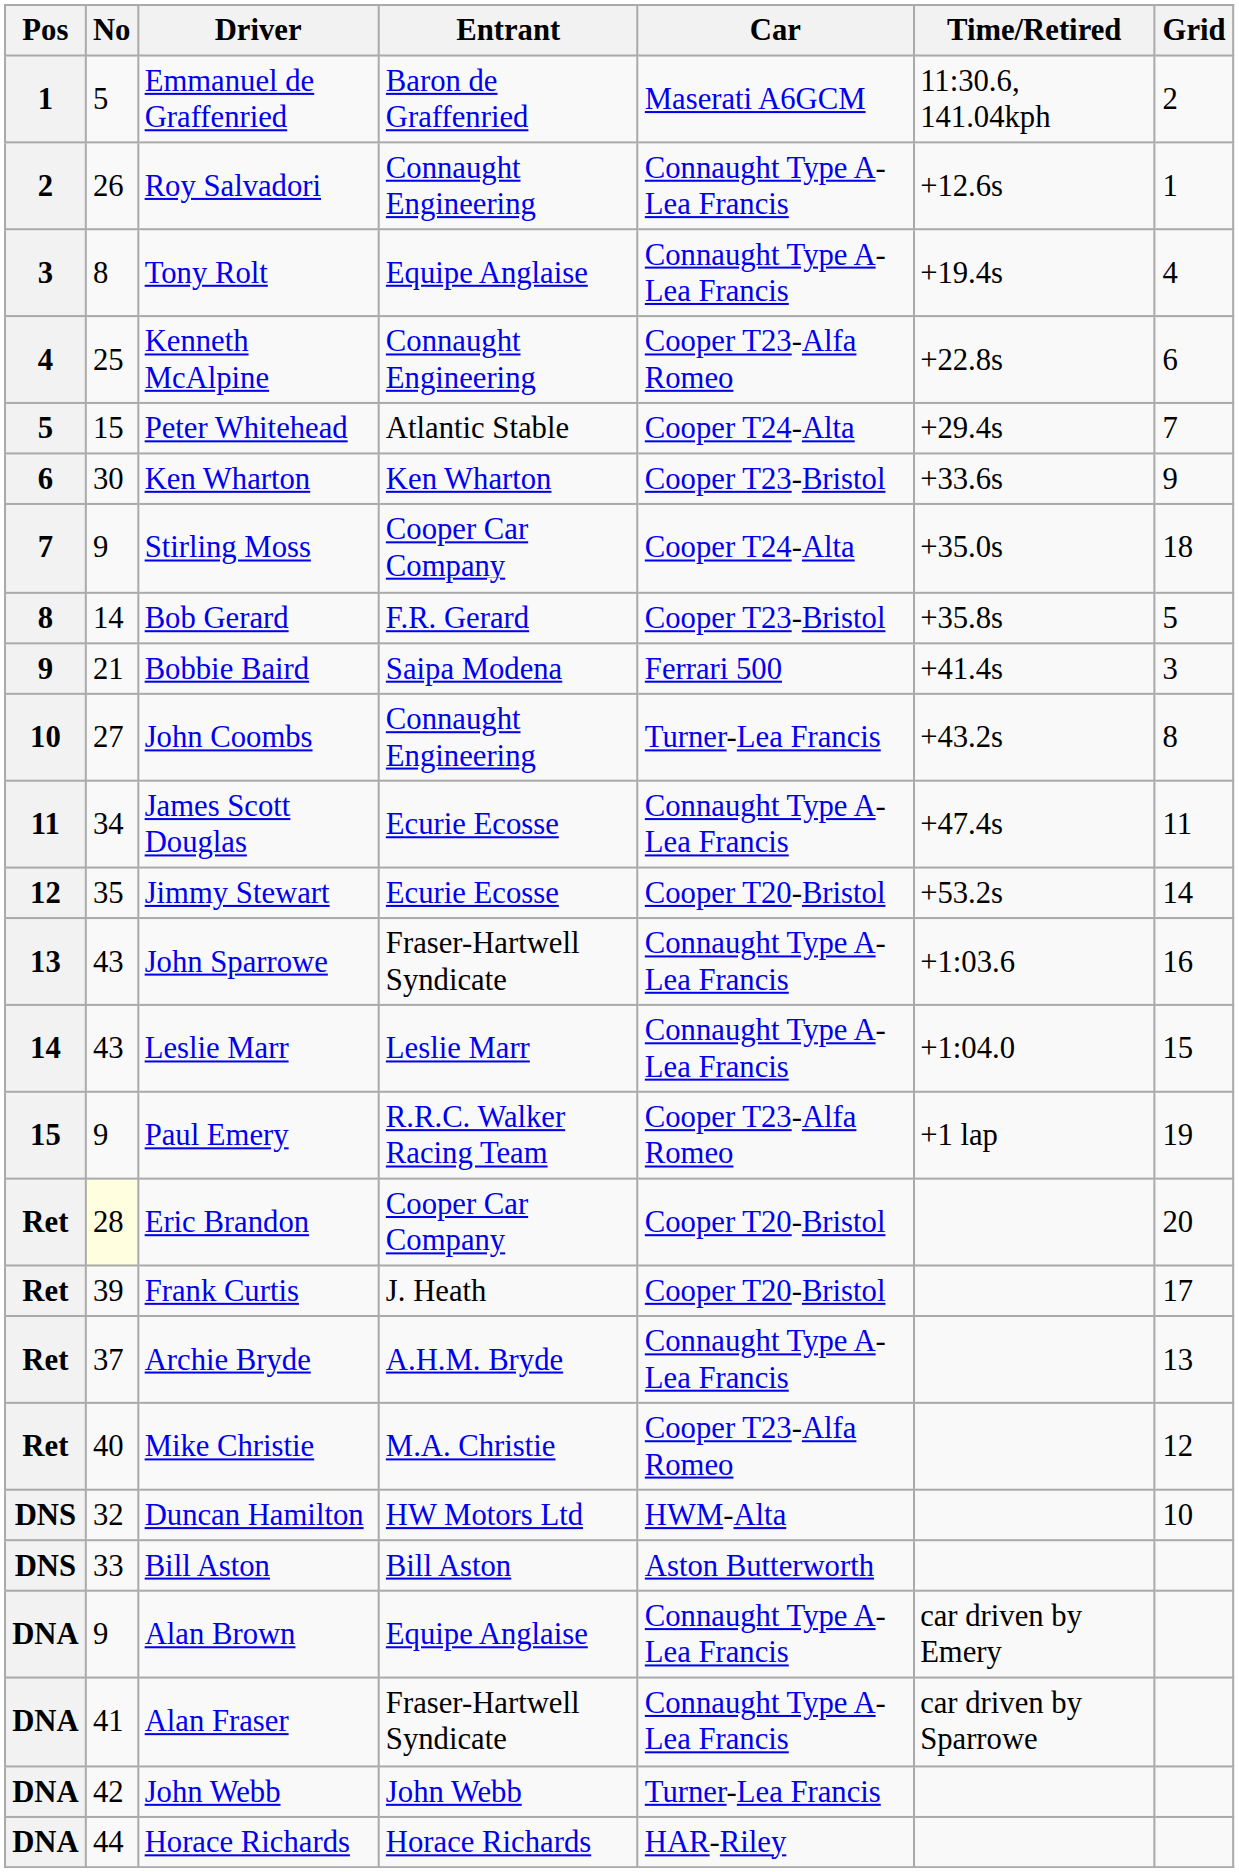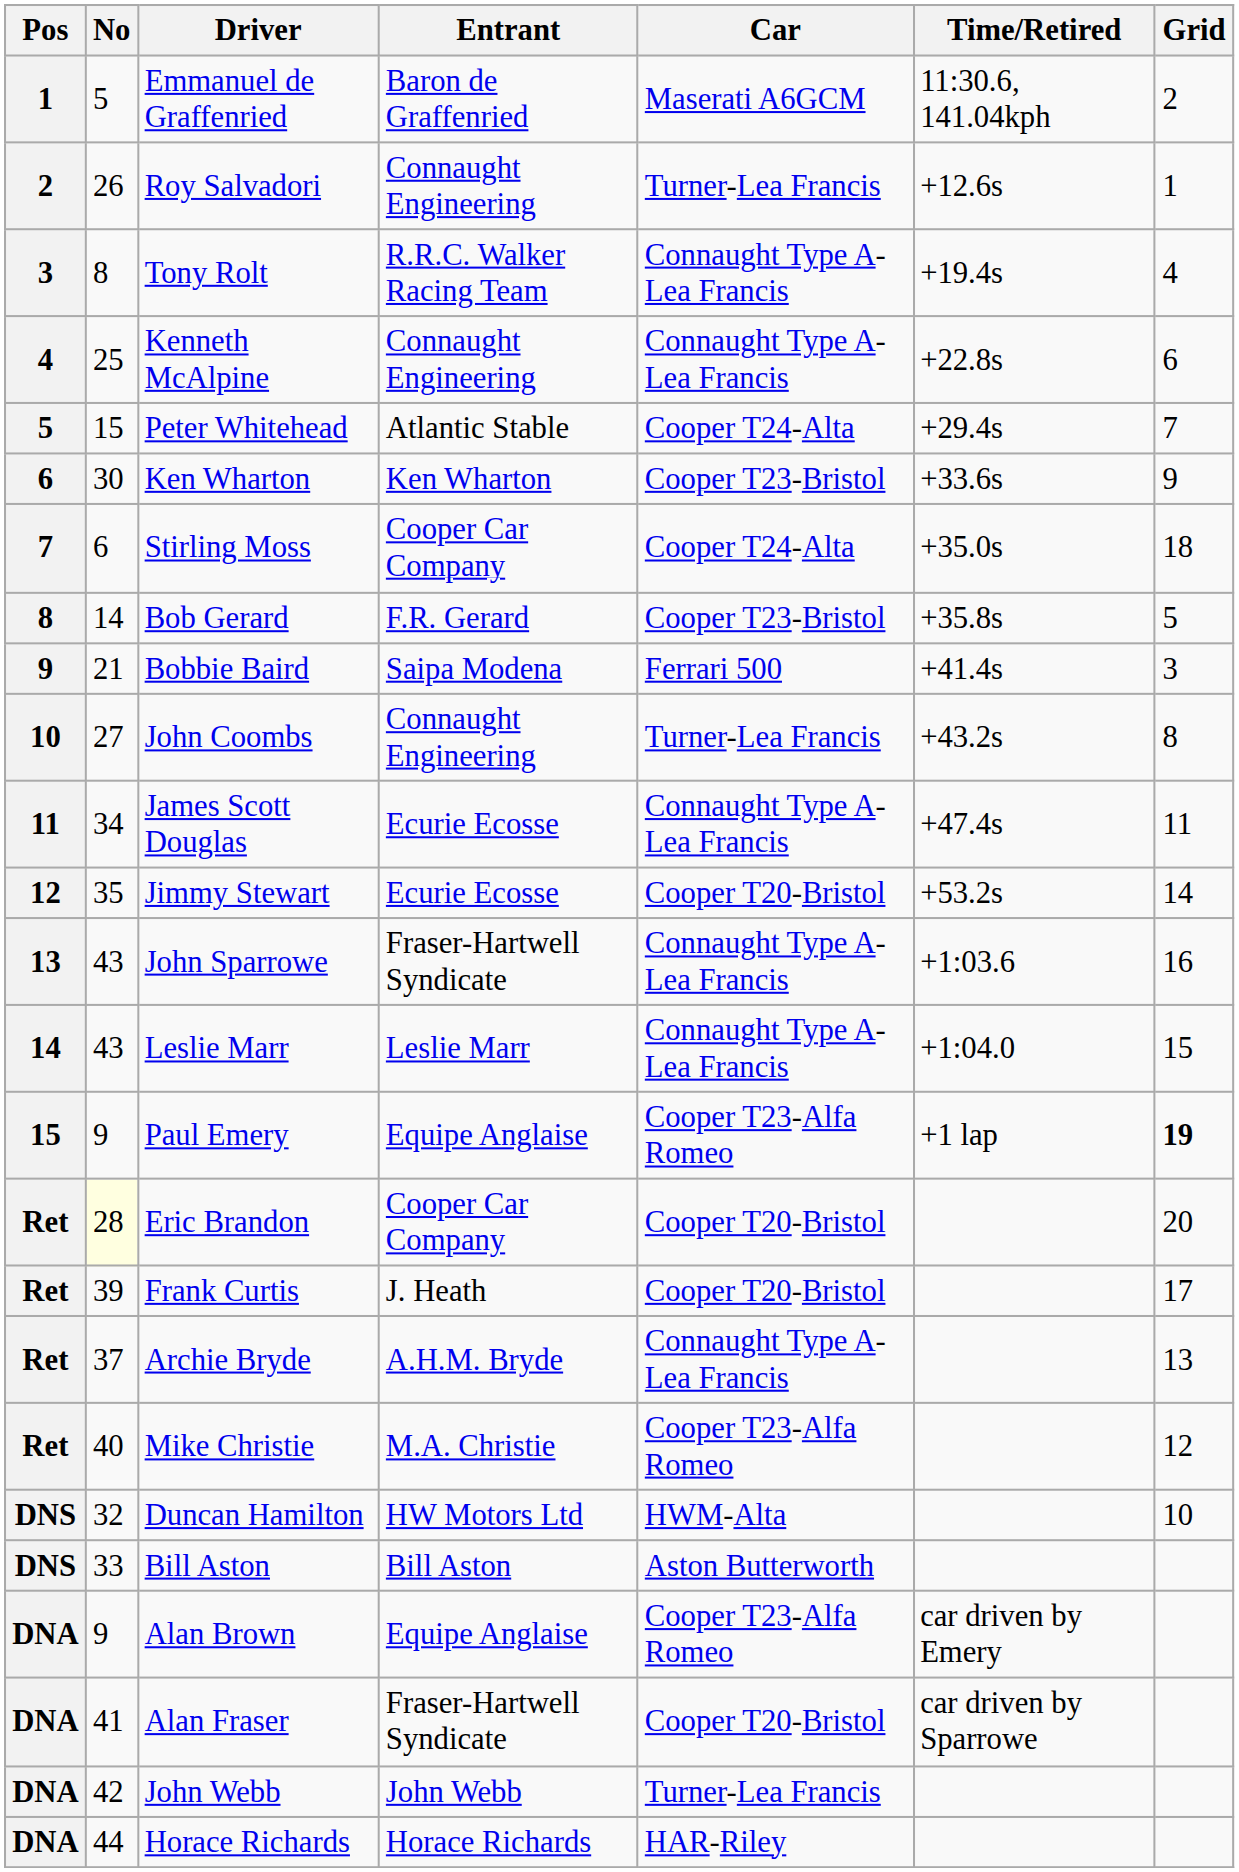(765, 185) Connaught Type A-Lea Francis -> (763, 185) Turner-Lea Francis
(487, 272) Equipe Anglaise -> (476, 272) R.R.C. Walker Racing Team
(751, 359) Cooper T23-Alfa Romeo -> (765, 359) Connaught Type A-Lea Francis
(101, 548) 9 -> (101, 548) 6
(476, 1134) R.R.C. Walker Racing Team -> (487, 1134) Equipe Anglaise
(1178, 1134) normal -> (1178, 1134) bold
(765, 1634) Connaught Type A-Lea Francis -> (751, 1634) Cooper T23-Alfa Romeo
(765, 1721) Connaught Type A-Lea Francis -> (765, 1721) Cooper T20-Bristol
